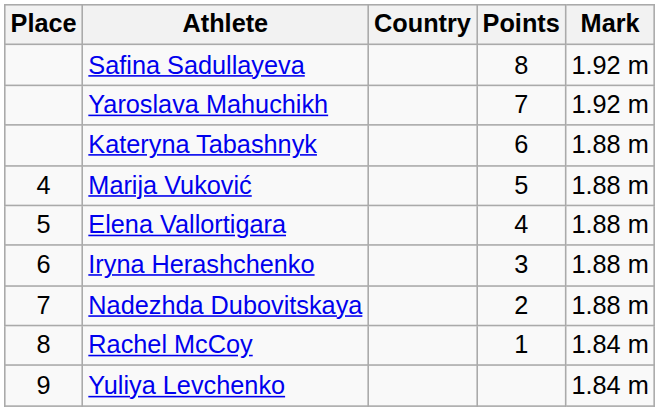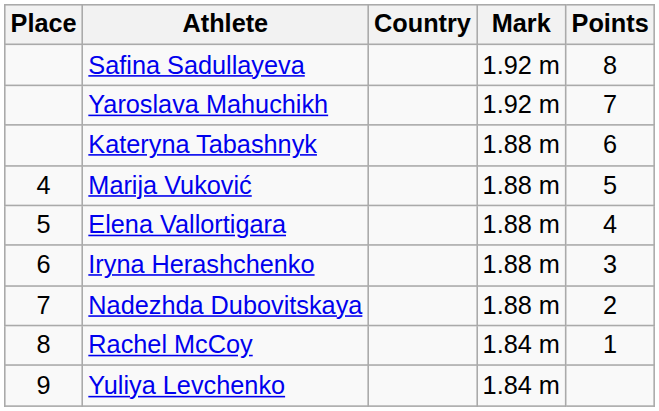columns swapped: (610, 24) <-> (521, 24)
